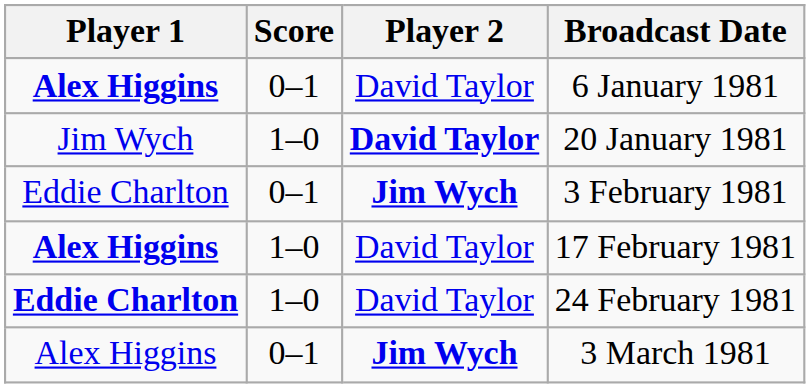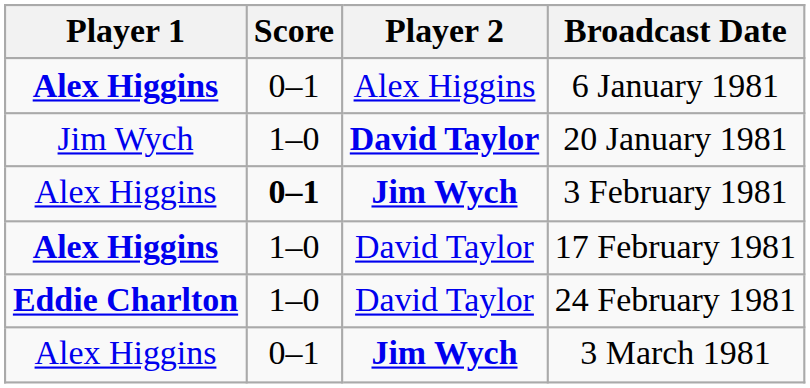(444, 85) David Taylor -> (444, 85) Alex Higgins
(126, 192) Eddie Charlton -> (126, 192) Alex Higgins
(294, 192) normal -> (294, 192) bold
